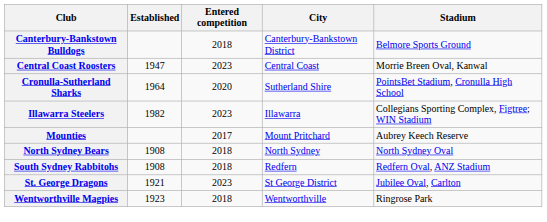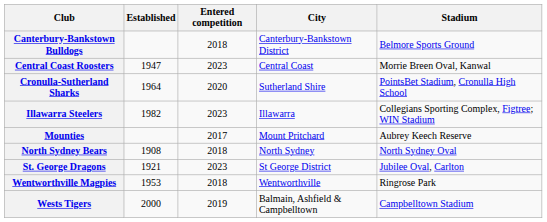- row: (66, 167)
(155, 198) 1923 -> (151, 182) 1953
+ row: (64, 204)
